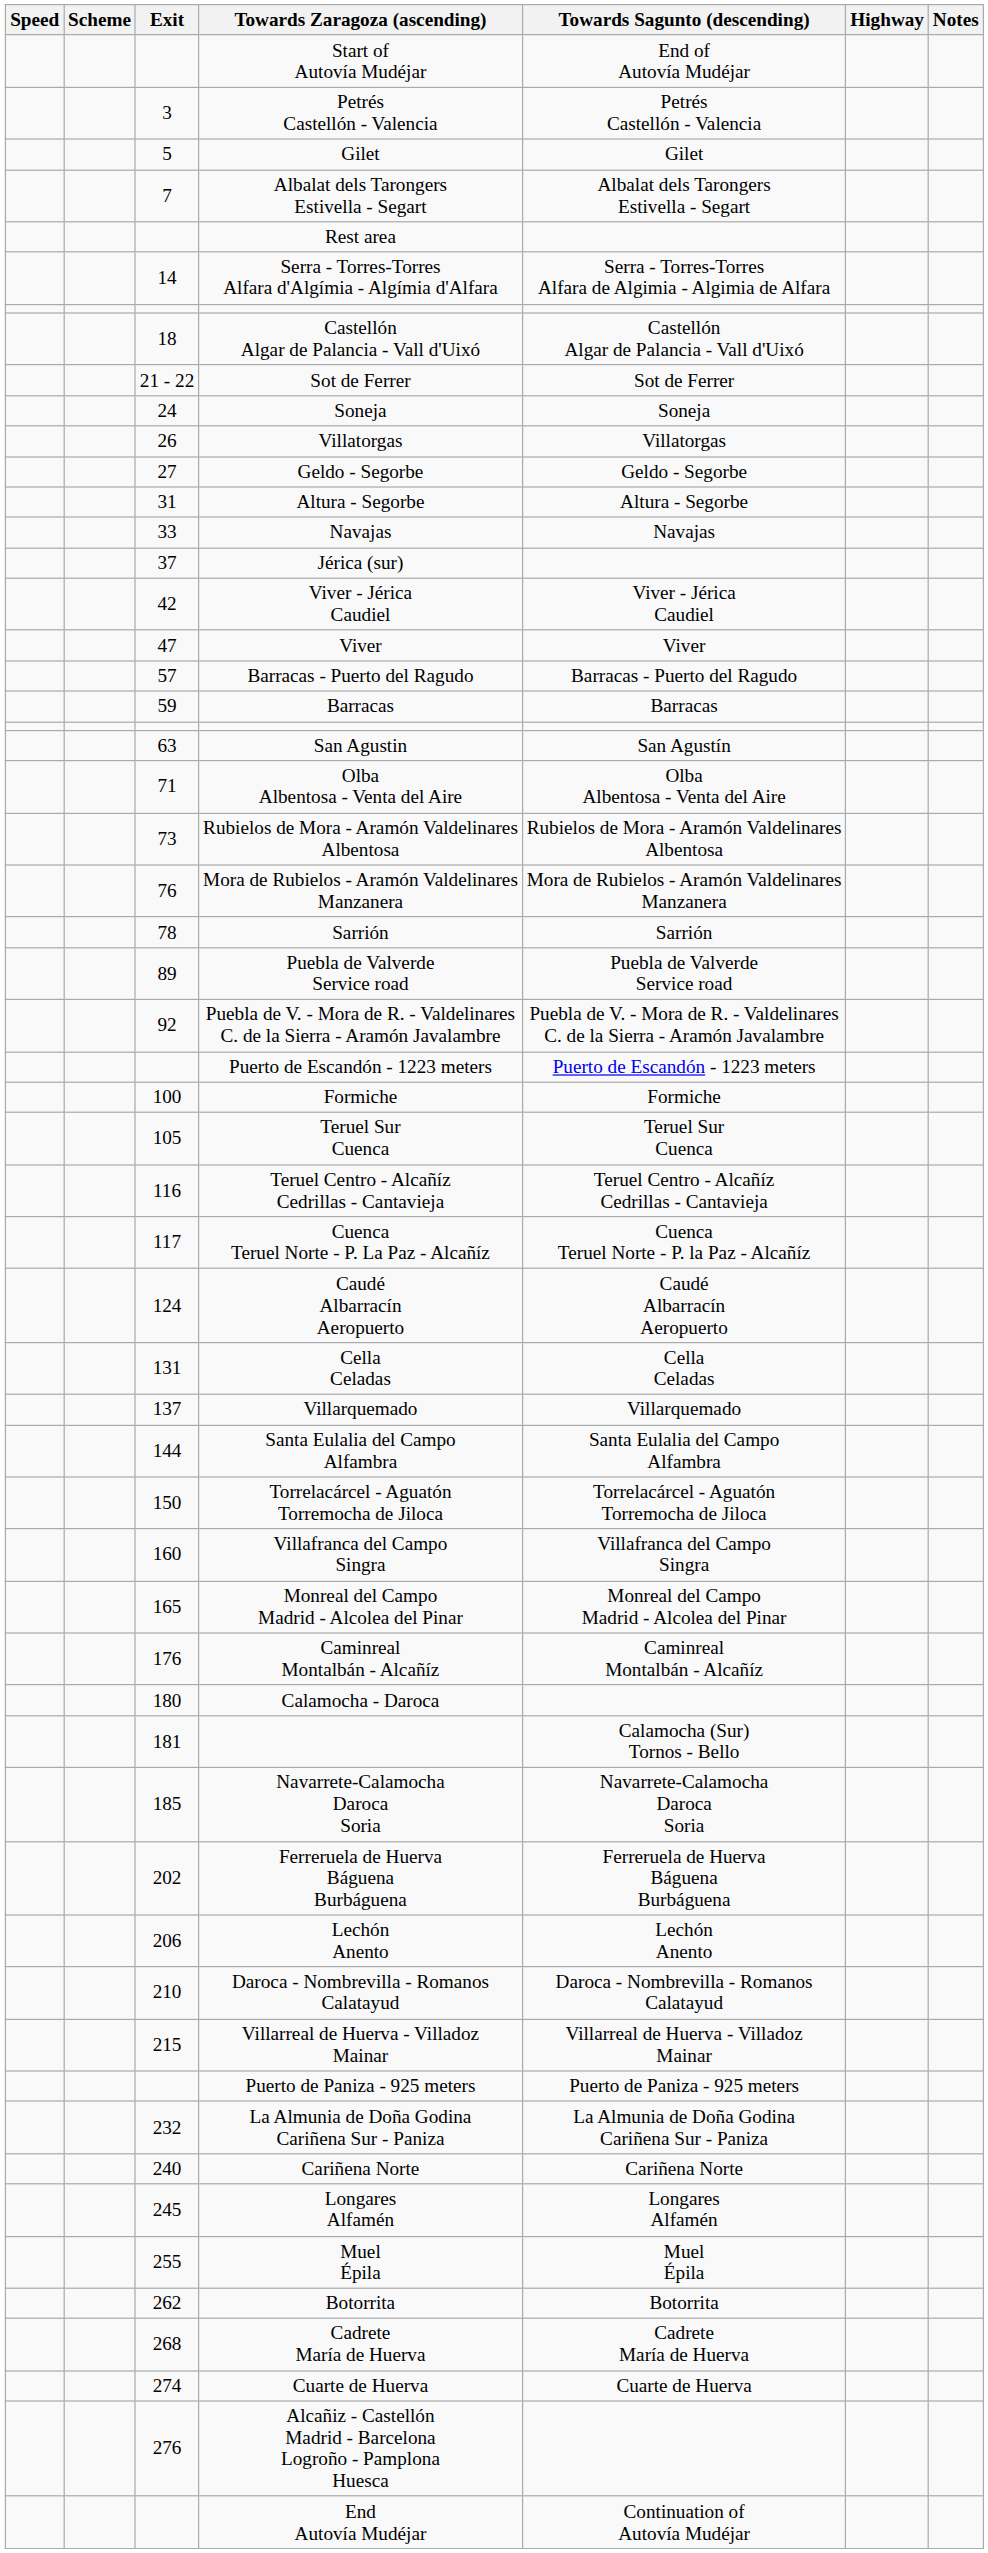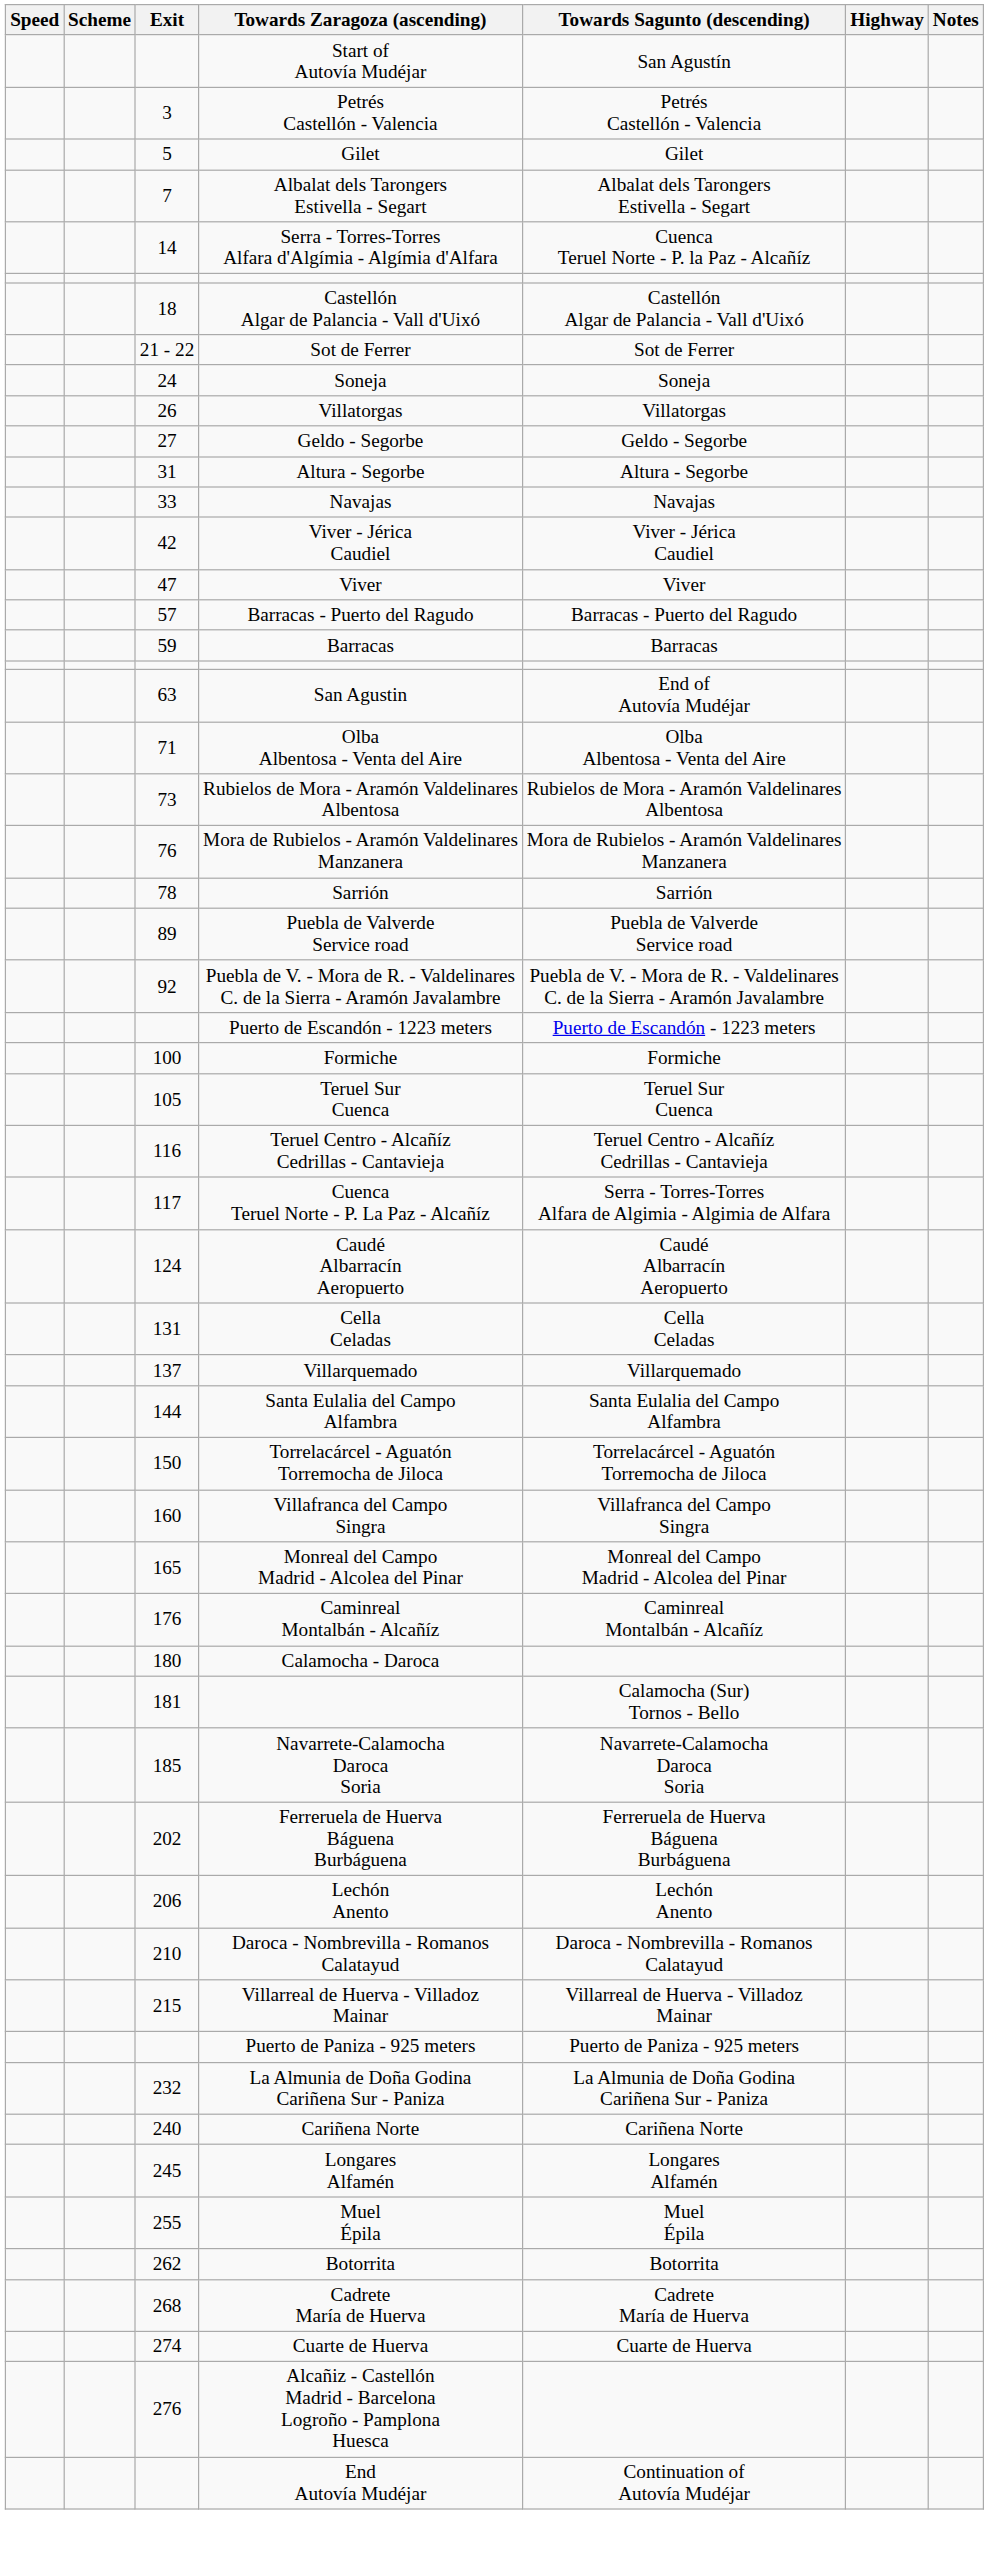(684, 60) End of Autovía Mudéjar -> (684, 60) San Agustín
- row: (167, 237)
(684, 278) Serra - Torres-Torres Alfara de Algimia - Algimia de Alfara -> (684, 247) Cuenca Teruel Norte - P. la Paz - Alcañíz
- row: (167, 562)
(684, 745) San Agustín -> (684, 695) End of Autovía Mudéjar
(684, 1242) Cuenca Teruel Norte - P. la Paz - Alcañíz -> (684, 1203) Serra - Torres-Torres Alfara de Algimia - Algimia de Alfara
